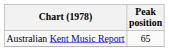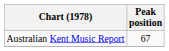(146, 38) 65 -> (146, 38) 67
